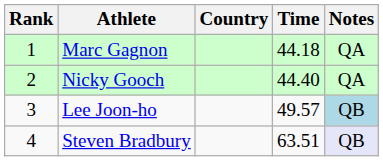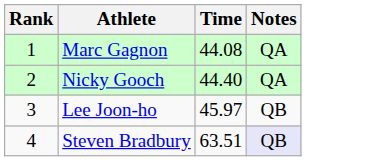- column: (234, 19)
(298, 49) 44.18 -> (221, 49) 44.08
(298, 110) 49.57 -> (221, 110) 45.97
(351, 110) lightblue background -> (274, 110) no background
